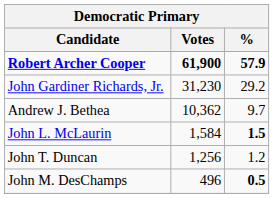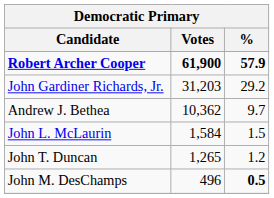(202, 87) 31,230 -> (202, 87) 31,203
(257, 134) bold -> (257, 134) normal
(205, 157) 1,256 -> (205, 157) 1,265
